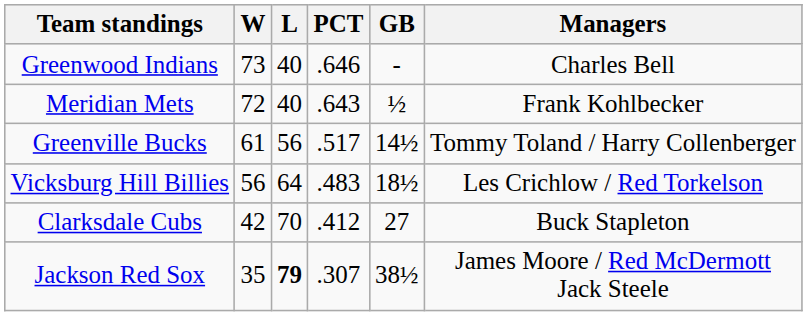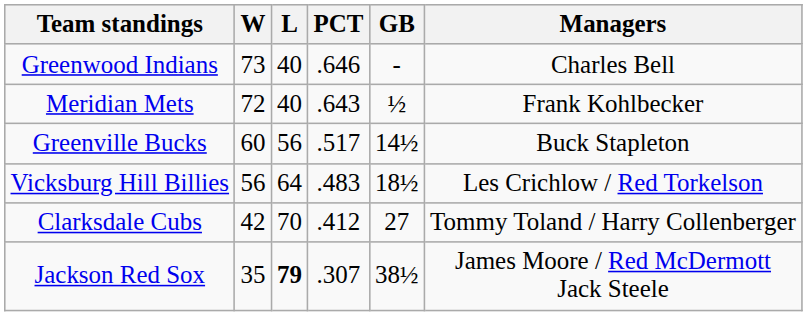(253, 143) 61 -> (253, 143) 60
(613, 143) Tommy Toland / Harry Collenberger -> (613, 143) Buck Stapleton
(613, 222) Buck Stapleton -> (613, 222) Tommy Toland / Harry Collenberger
